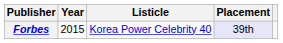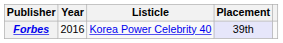(73, 30) 2015 -> (73, 30) 2016
